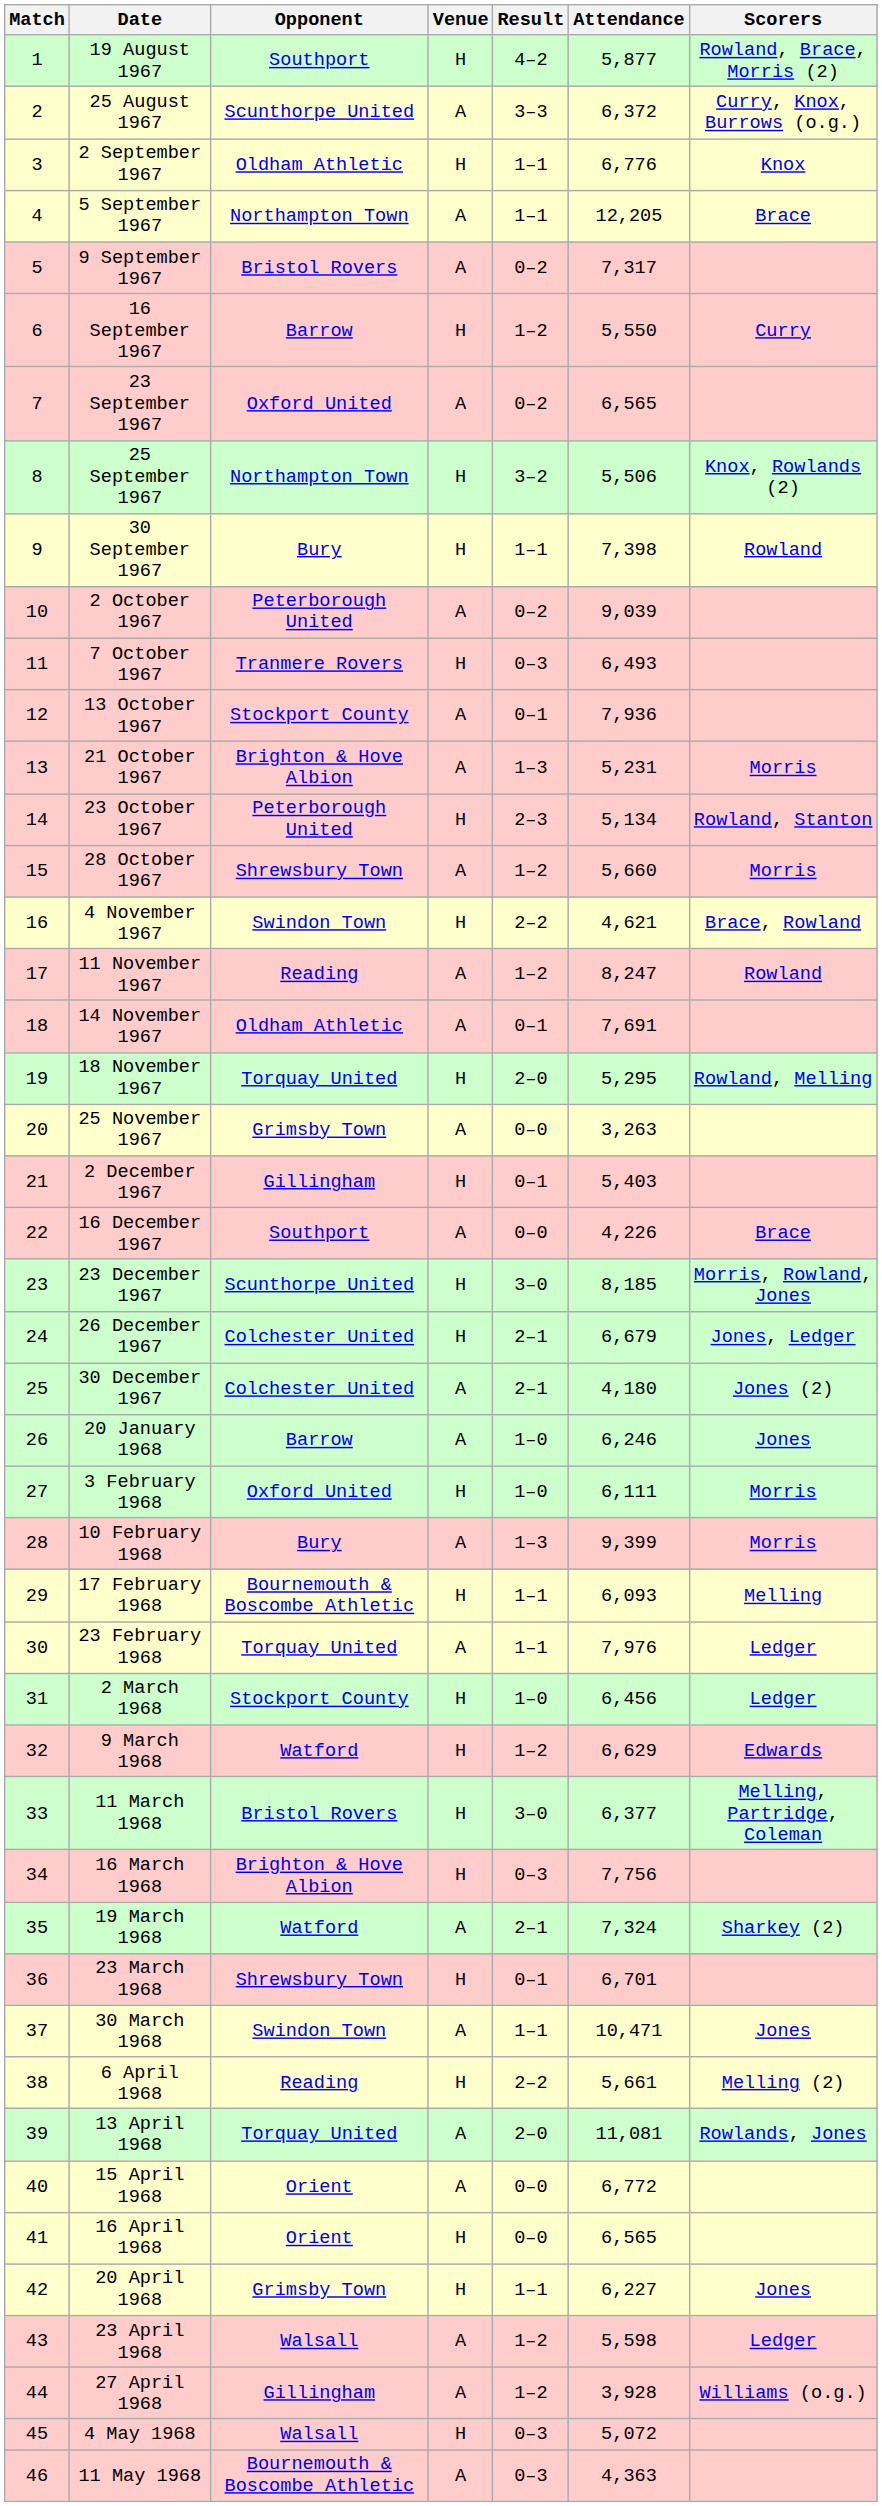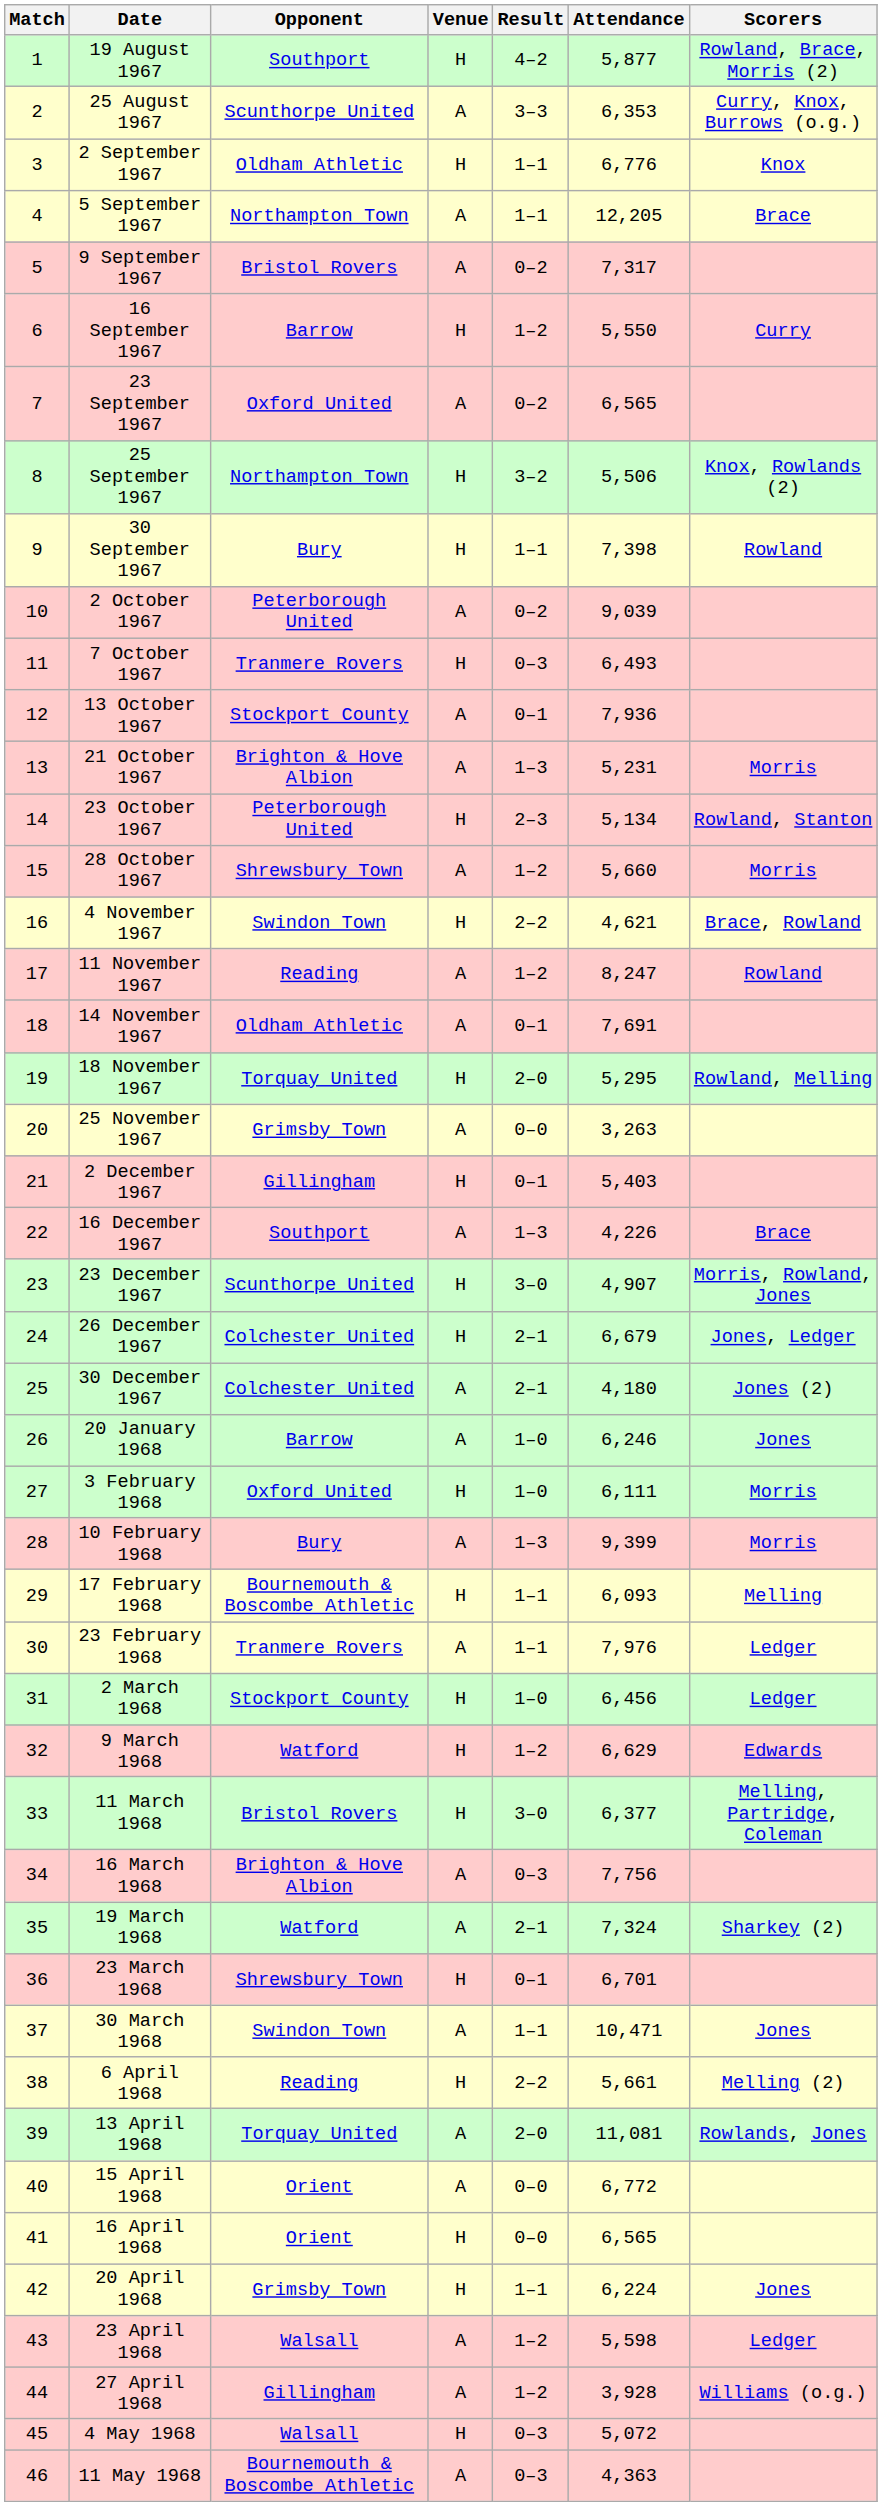(629, 113) 6,372 -> (629, 113) 6,353
(531, 1233) 0–0 -> (531, 1233) 1–3
(629, 1285) 8,185 -> (629, 1285) 4,907
(319, 1647) Torquay United -> (319, 1647) Tranmere Rovers
(461, 1876) H -> (461, 1876) A
(629, 2290) 6,227 -> (629, 2290) 6,224
